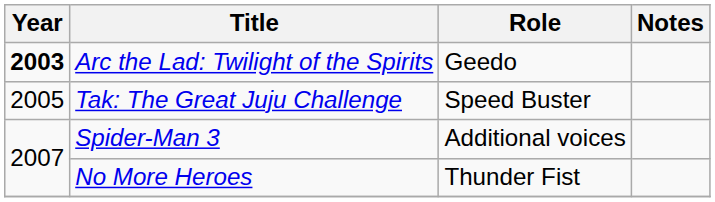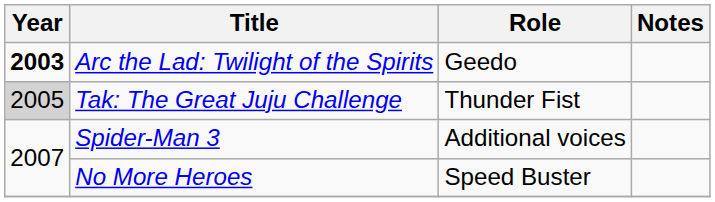(37, 100) no background -> (37, 100) lightgrey background
(518, 100) Speed Buster -> (512, 100) Thunder Fist
(512, 176) Thunder Fist -> (518, 176) Speed Buster
